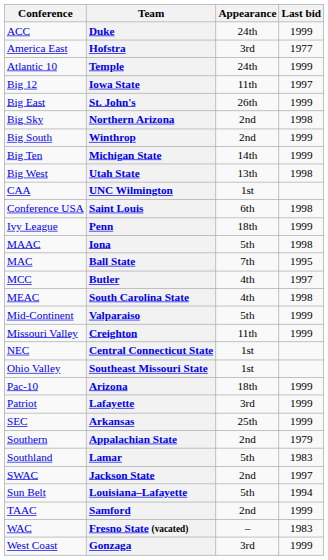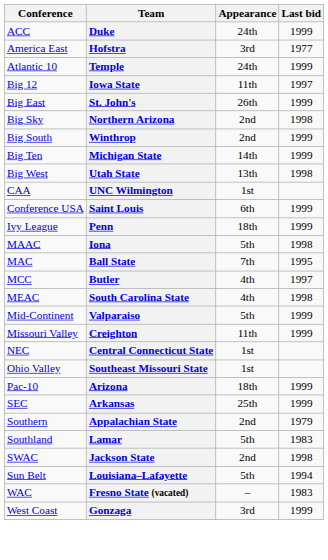(301, 208) 1998 -> (301, 208) 1999
- row: (112, 404)
(301, 475) 1997 -> (301, 457) 1998
- row: (110, 510)
